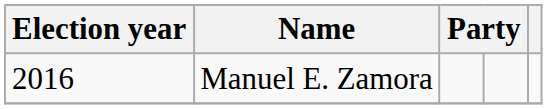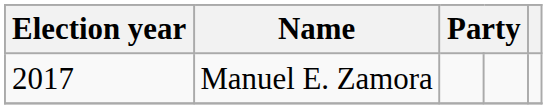(43, 77) 2016 -> (43, 77) 2017
